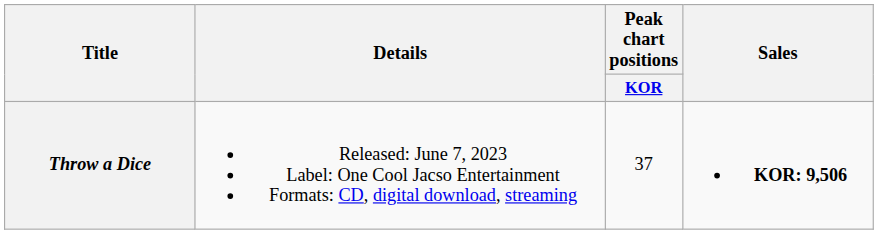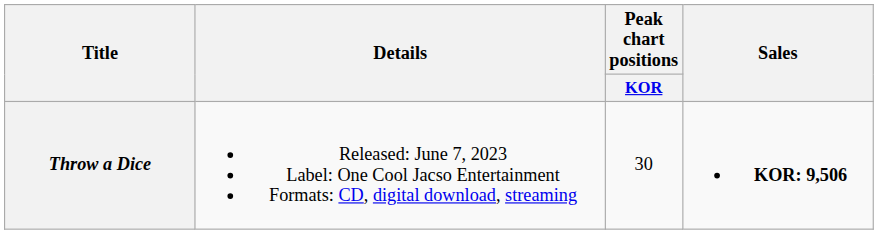(644, 165) 37 -> (644, 165) 30
